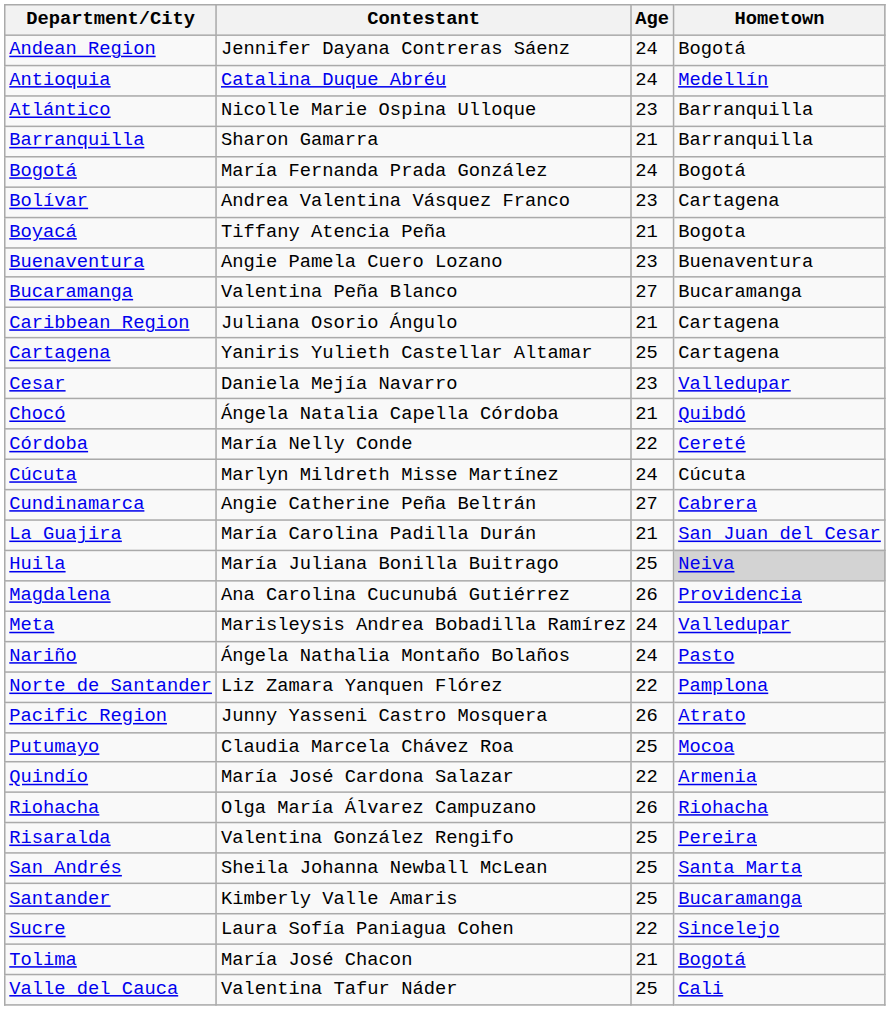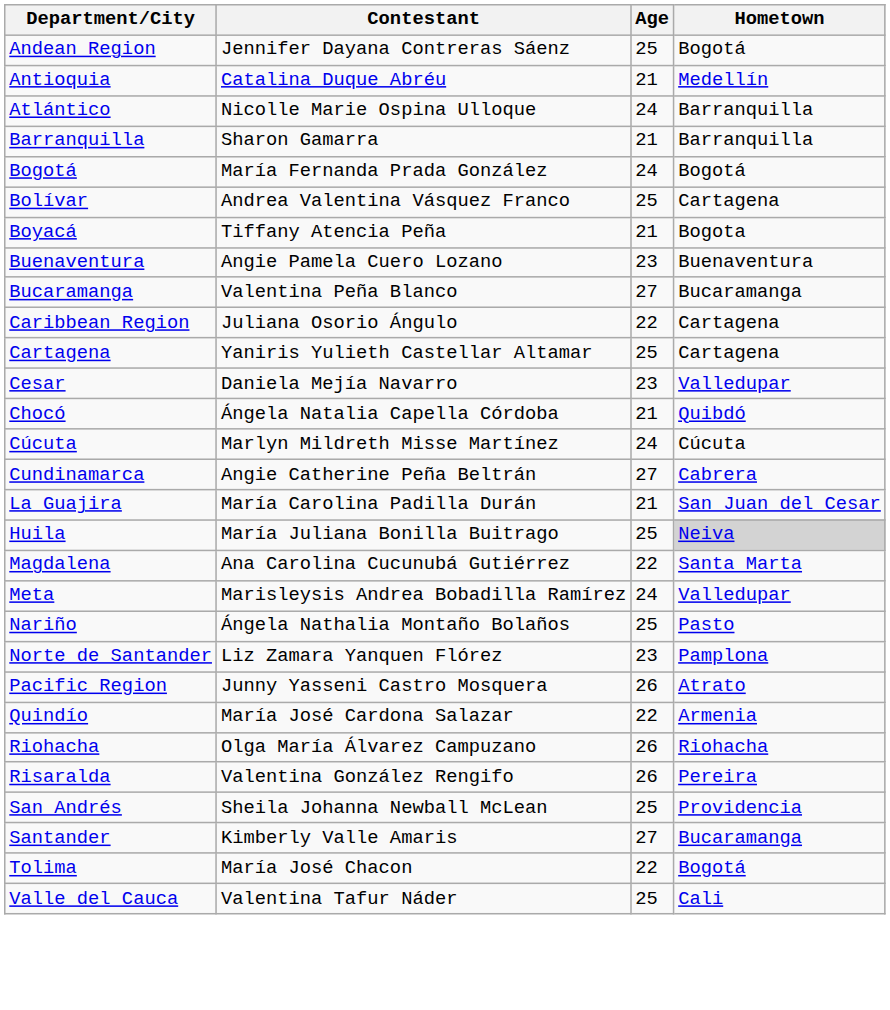(647, 51) 24 -> (647, 51) 25
(647, 81) 24 -> (647, 81) 21
(647, 111) 23 -> (647, 111) 24
(647, 202) 23 -> (647, 202) 25
(647, 323) 21 -> (647, 323) 22
- row: (49, 445)
(647, 596) 26 -> (647, 566) 22
(740, 596) Providencia -> (740, 566) Santa Marta
(647, 657) 24 -> (647, 626) 25
(647, 687) 22 -> (647, 657) 23
- row: (54, 748)
(647, 838) 25 -> (647, 778) 26
(740, 869) Santa Marta -> (740, 808) Providencia
(647, 899) 25 -> (647, 838) 27
- row: (37, 929)
(647, 960) 21 -> (647, 869) 22
